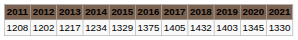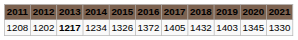(70, 27) normal -> (70, 27) bold
(122, 27) 1329 -> (122, 27) 1326
(148, 27) 1375 -> (148, 27) 1372
